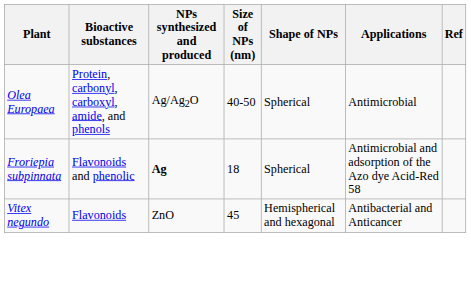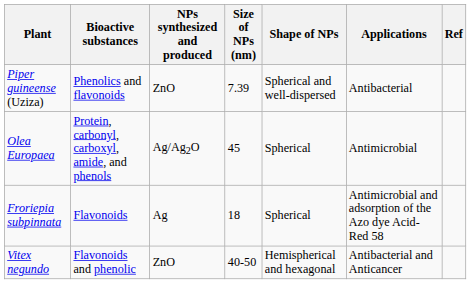+ row: (31, 88)
(241, 101) 40-50 -> (234, 148) 45
(103, 168) Flavonoids and phenolic -> (100, 215) Flavonoids
(159, 168) bold -> (160, 215) normal
(99, 215) Flavonoids -> (105, 262) Flavonoids and phenolic
(233, 215) 45 -> (242, 262) 40-50
